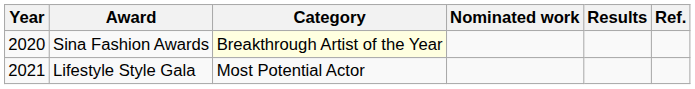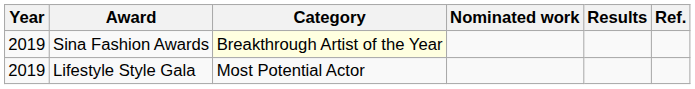(27, 44) 2020 -> (27, 44) 2019
(27, 70) 2021 -> (27, 70) 2019
